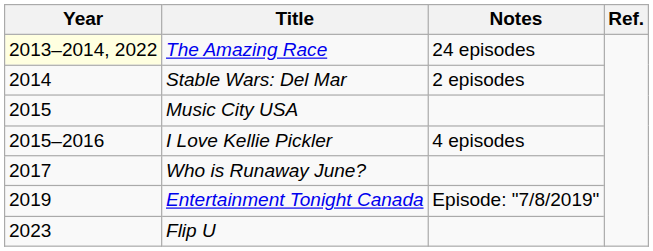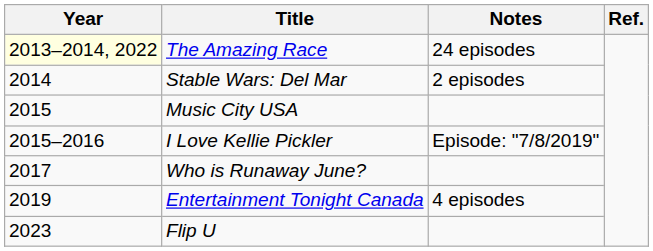(478, 140) 4 episodes -> (516, 140) Episode: "7/8/2019"
(516, 200) Episode: "7/8/2019" -> (478, 200) 4 episodes
